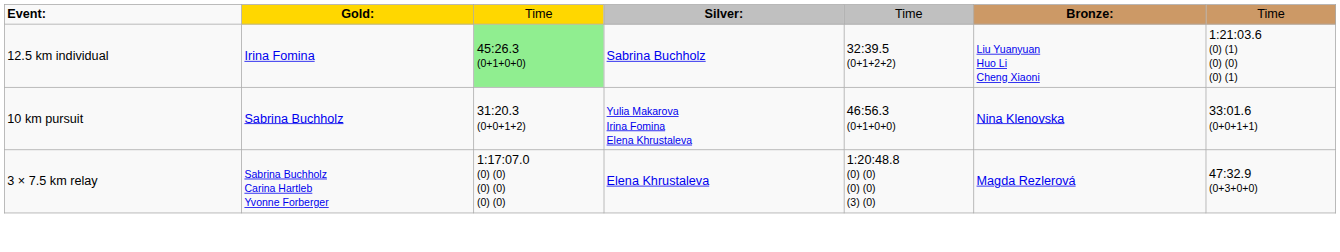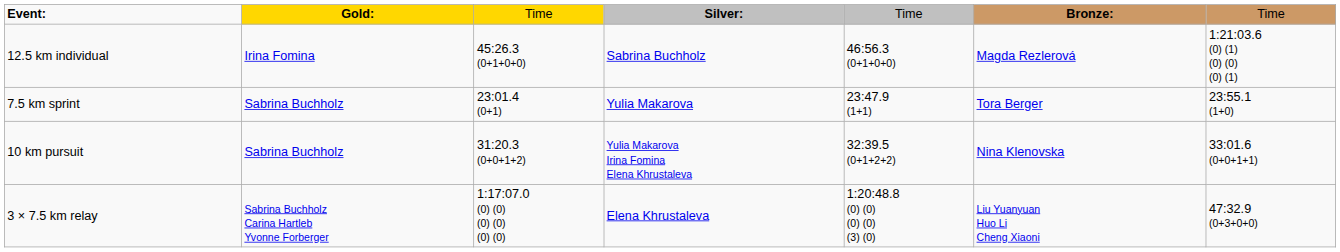(501, 55) lightgreen background -> (501, 55) no background
(871, 55) 32:39.5 (0+1+2+2) -> (871, 55) 46:56.3 (0+1+0+0)
(1008, 63) Liu Yuanyuan Huo Li Cheng Xiaoni -> (1026, 55) Magda Rezlerová
+ row: (43, 104)
(871, 118) 46:56.3 (0+1+0+0) -> (871, 152) 32:39.5 (0+1+2+2)
(1026, 181) Magda Rezlerová -> (1008, 223) Liu Yuanyuan Huo Li Cheng Xiaoni
